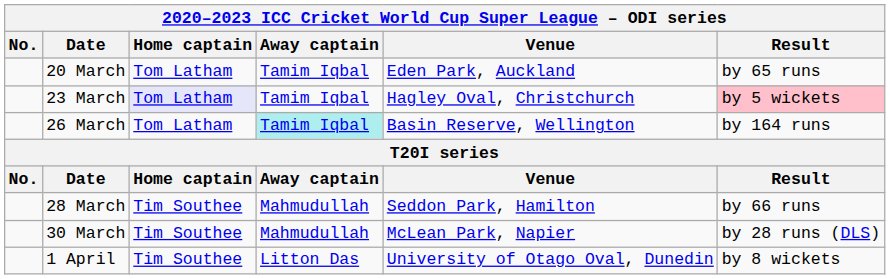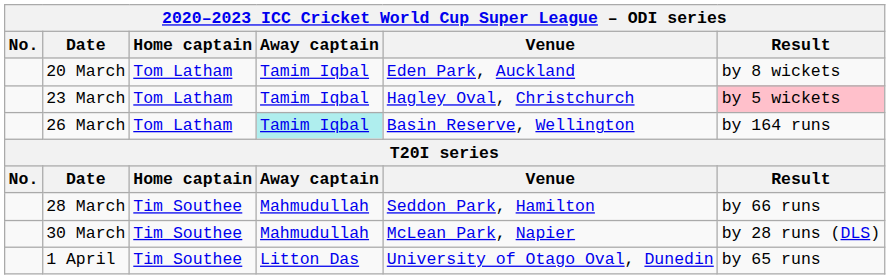(771, 72) by 65 runs -> (781, 72) by 8 wickets
(183, 99) lavender background -> (183, 99) no background
(781, 260) by 8 wickets -> (771, 260) by 65 runs
